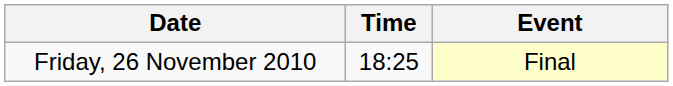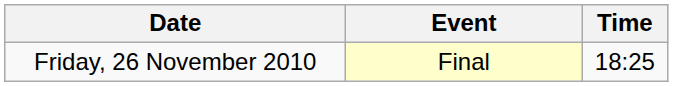columns swapped: (389, 23) <-> (550, 23)
